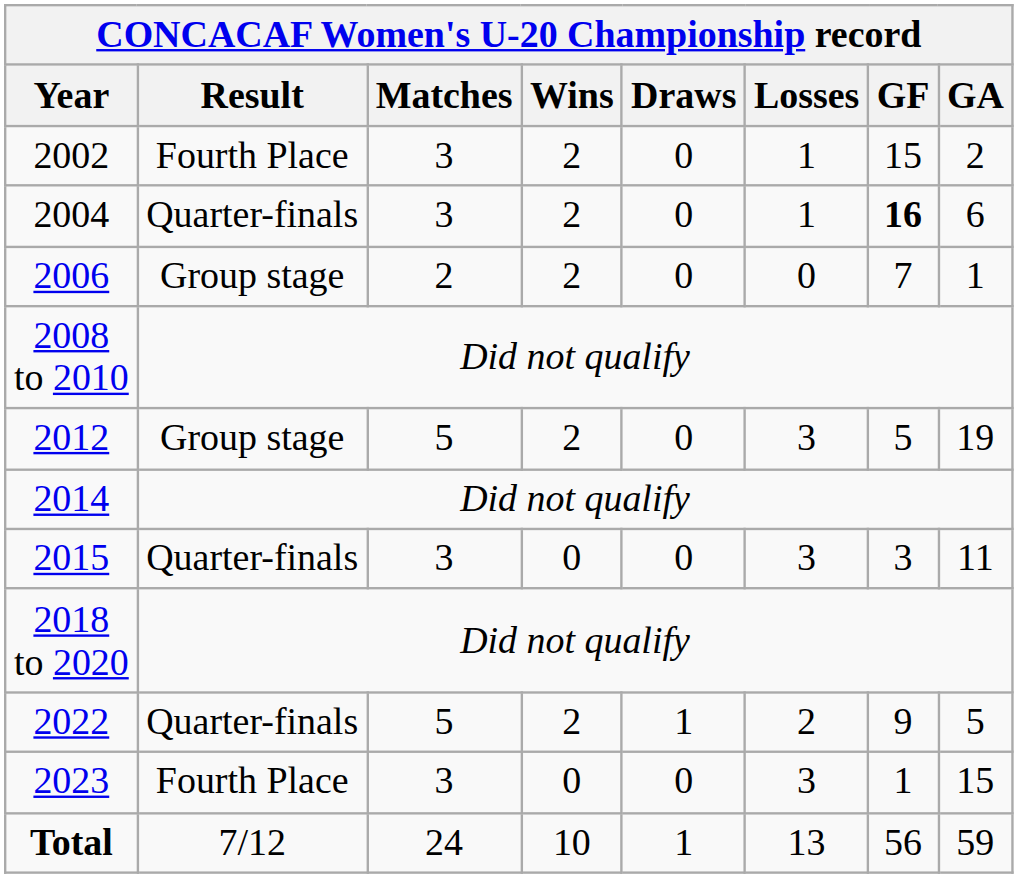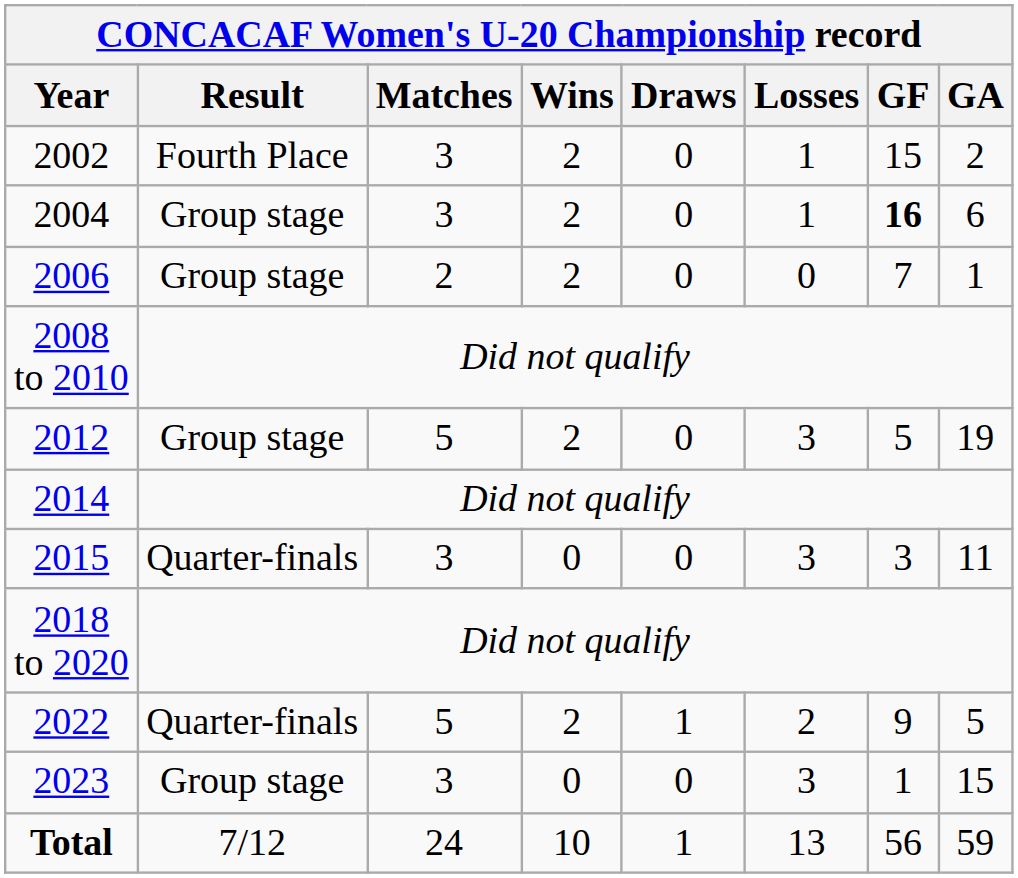(252, 214) Quarter-finals -> (252, 214) Group stage
(252, 781) Fourth Place -> (252, 781) Group stage
